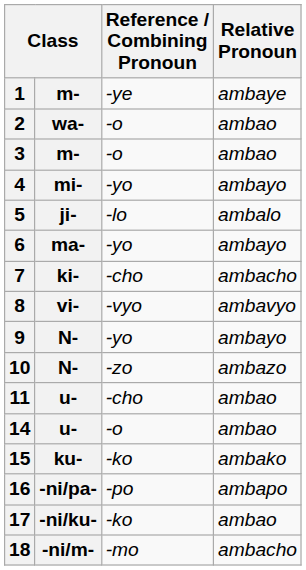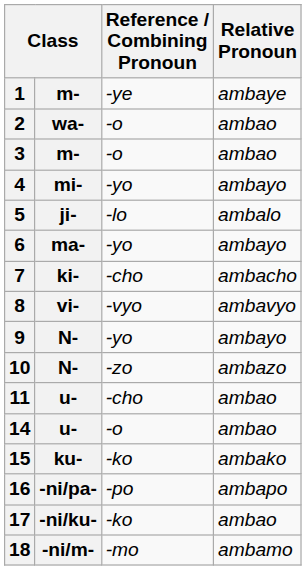(258, 550) ambacho -> (255, 550) ambamo
